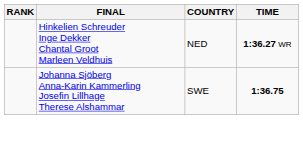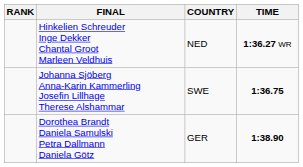+ row: (76, 138)
